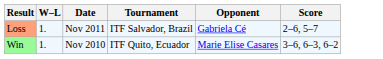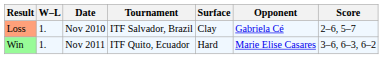+ column: (214, 12)
(85, 28) Nov 2011 -> (85, 28) Nov 2010
(85, 44) Nov 2010 -> (85, 44) Nov 2011
